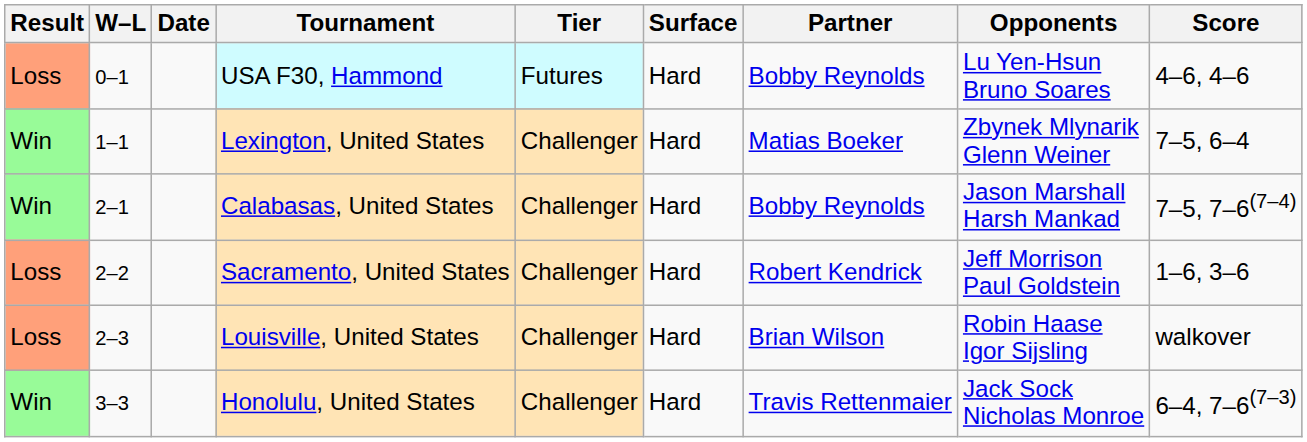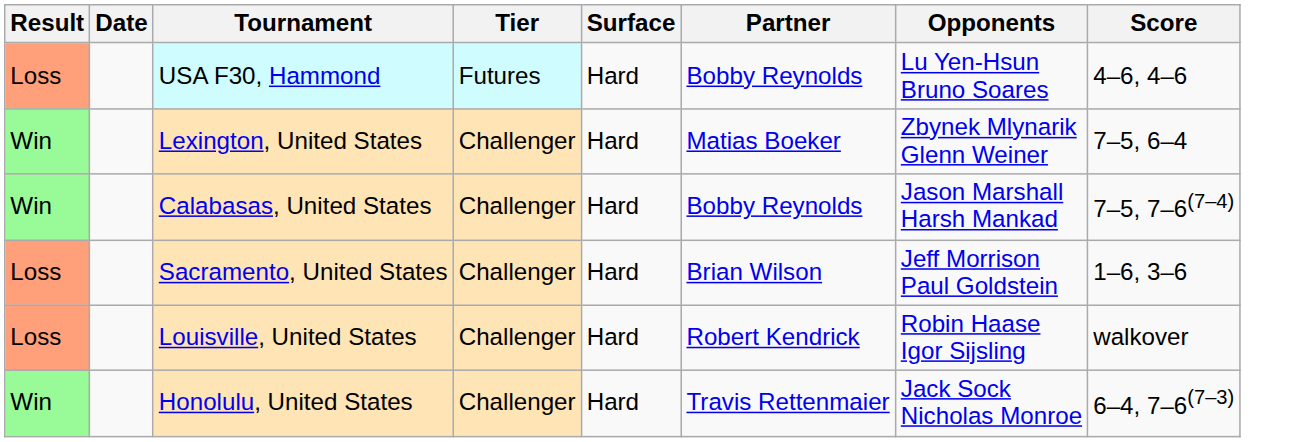- column: (121, 23)
(835, 272) Robert Kendrick -> (754, 272) Brian Wilson
(816, 337) Brian Wilson -> (773, 337) Robert Kendrick
